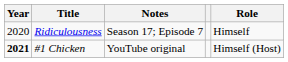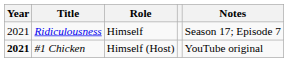columns swapped: (247, 13) <-> (155, 13)
(18, 31) 2020 -> (18, 31) 2021
